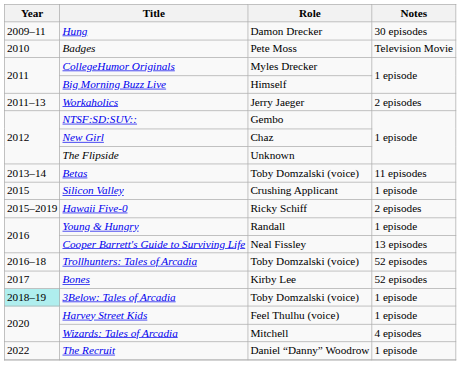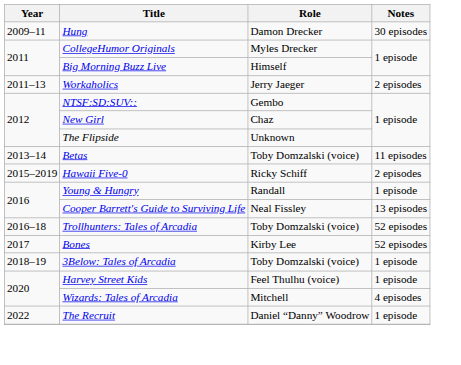- row: (79, 48)
- row: (93, 191)
(27, 297) paleturquoise background -> (27, 262) no background
